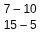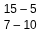rows swapped: (20, 25) <-> (20, 8)
